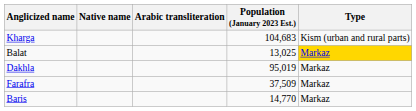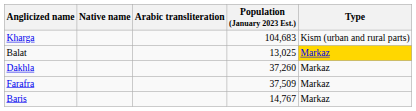(283, 68) 95,019 -> (283, 68) 37,260
(283, 99) 14,770 -> (283, 99) 14,767
